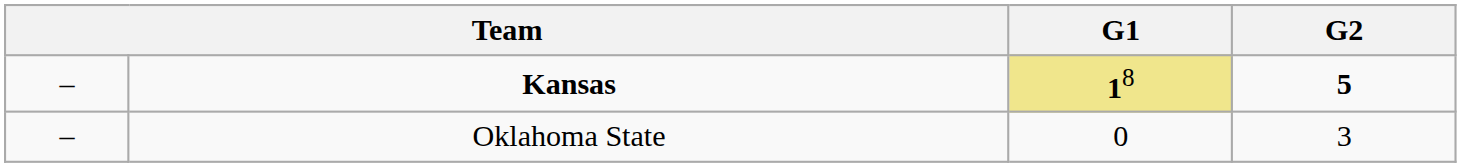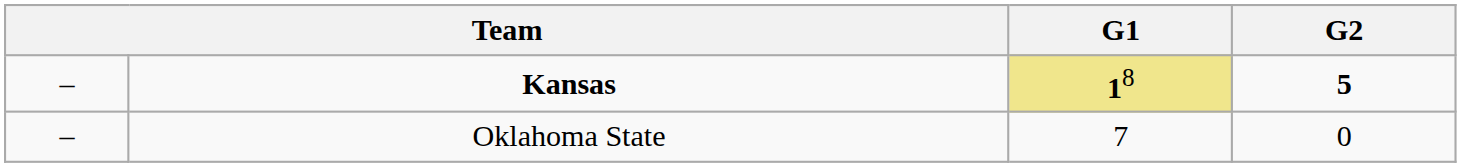(1121, 136) 0 -> (1121, 136) 7
(1344, 136) 3 -> (1344, 136) 0
